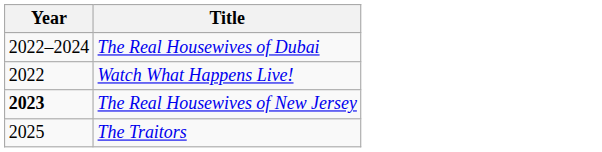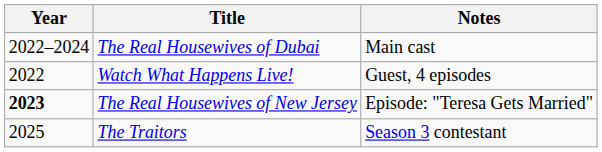+ column: (479, 18)
